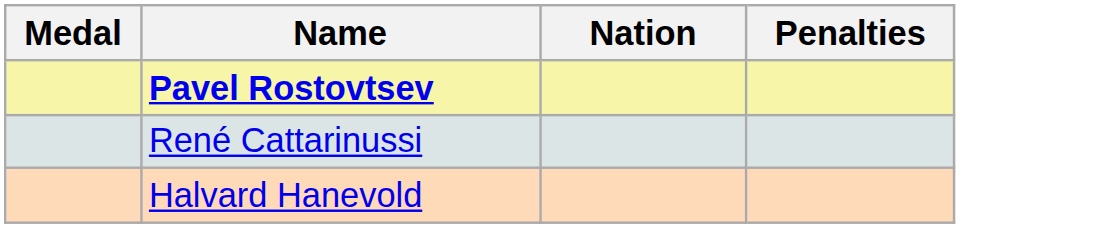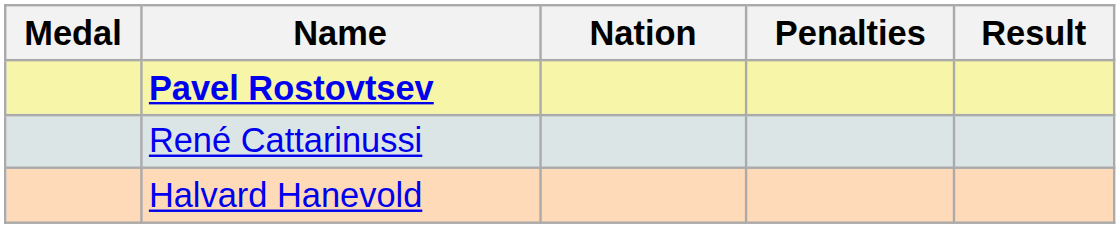+ column: (1034, 33)
